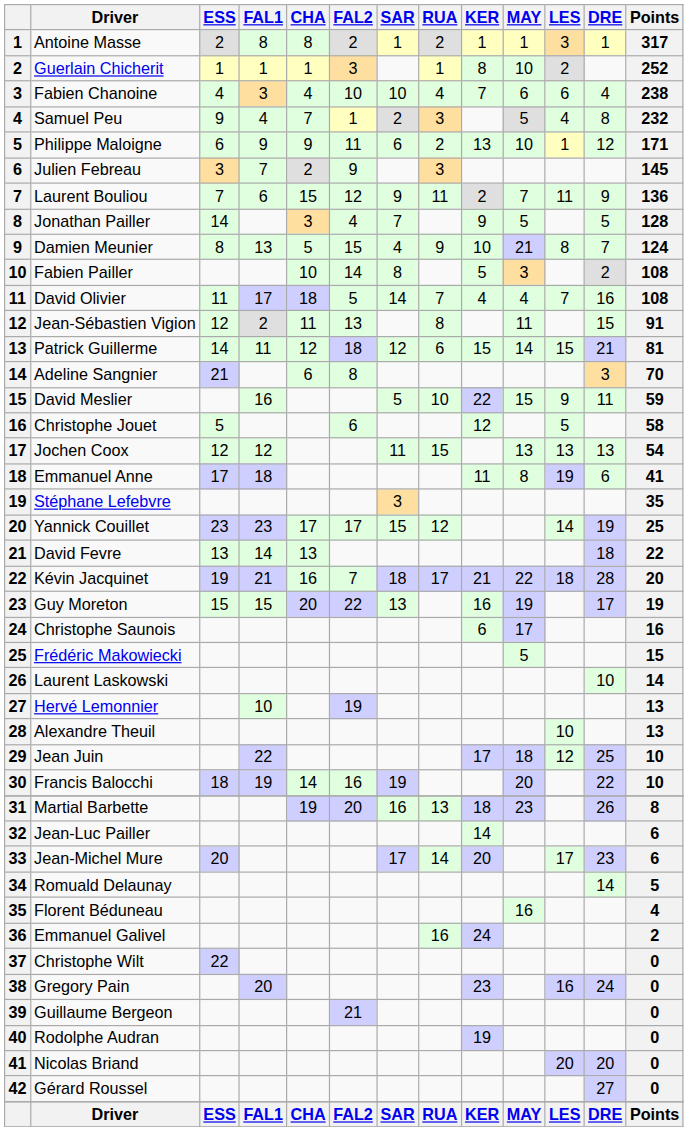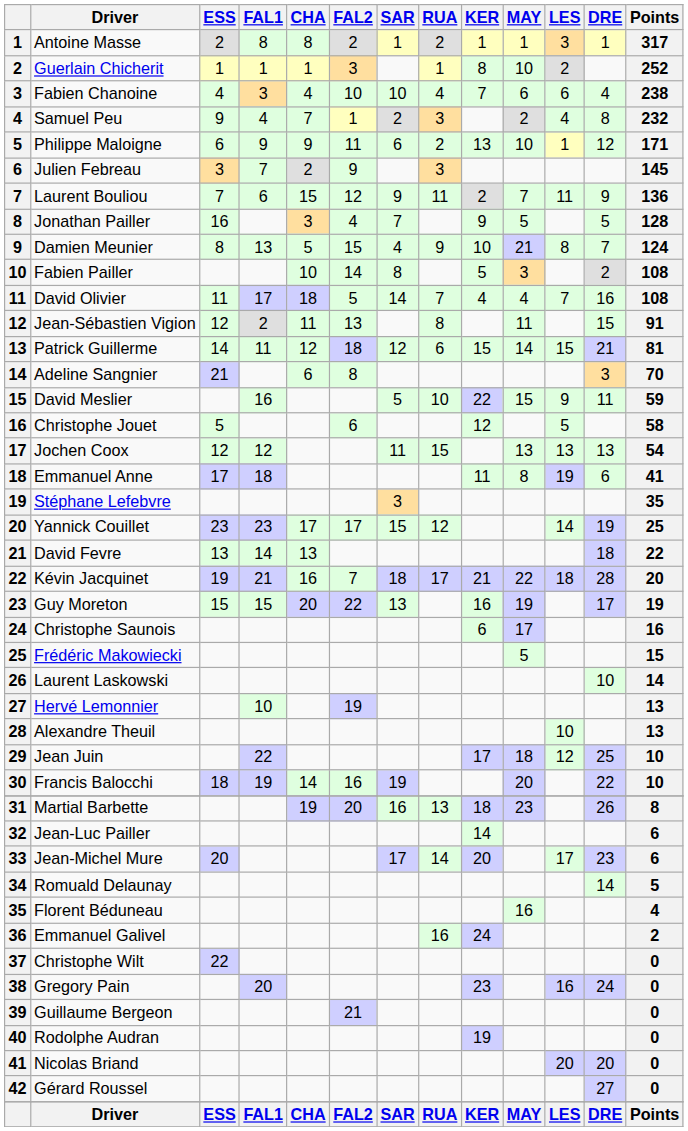(524, 119) 5 -> (524, 119) 2
(220, 221) 14 -> (220, 221) 16
